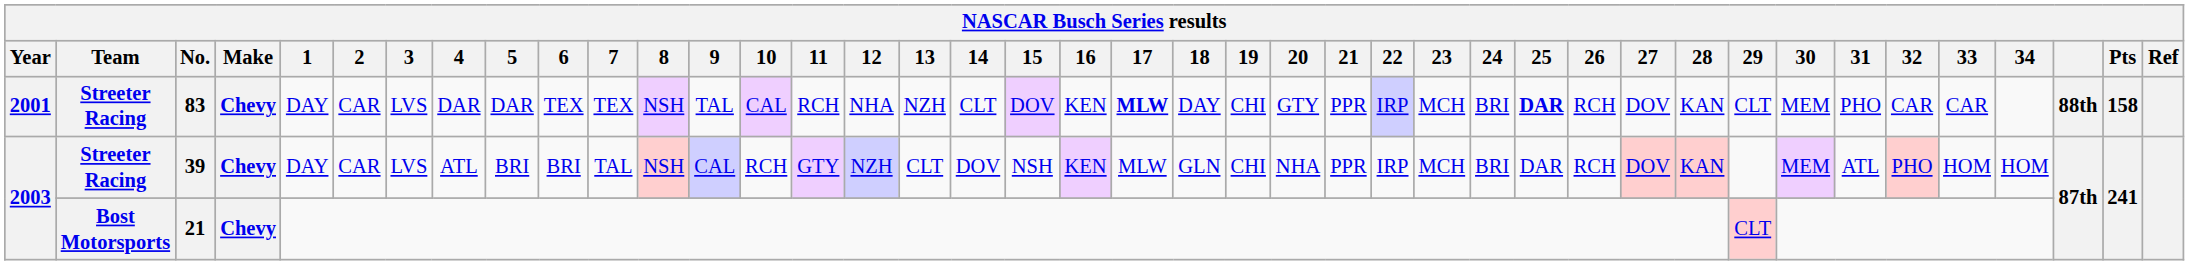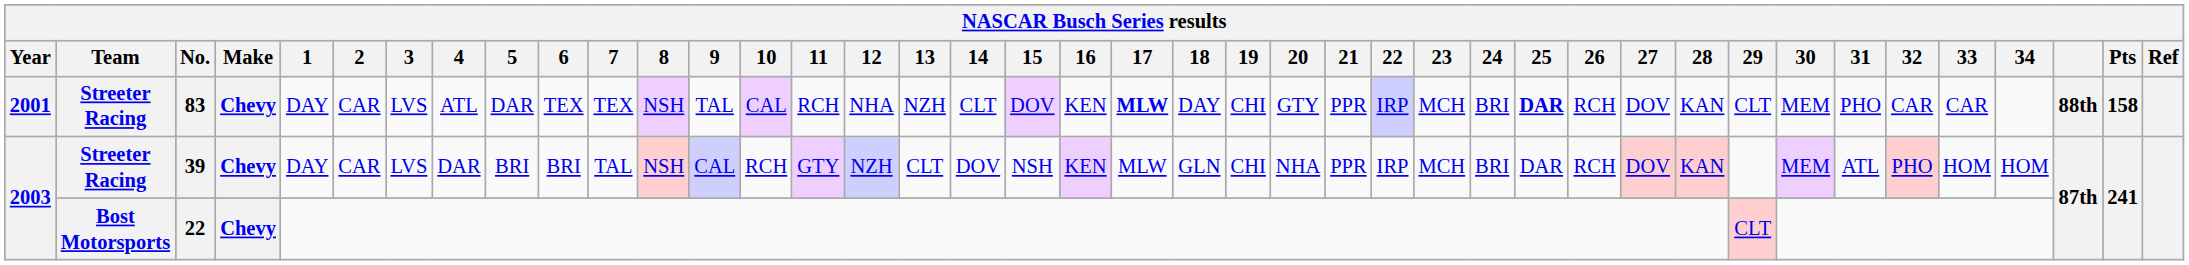(459, 106) DAR -> (459, 106) ATL
(459, 167) ATL -> (459, 167) DAR
(195, 228) 21 -> (195, 228) 22
